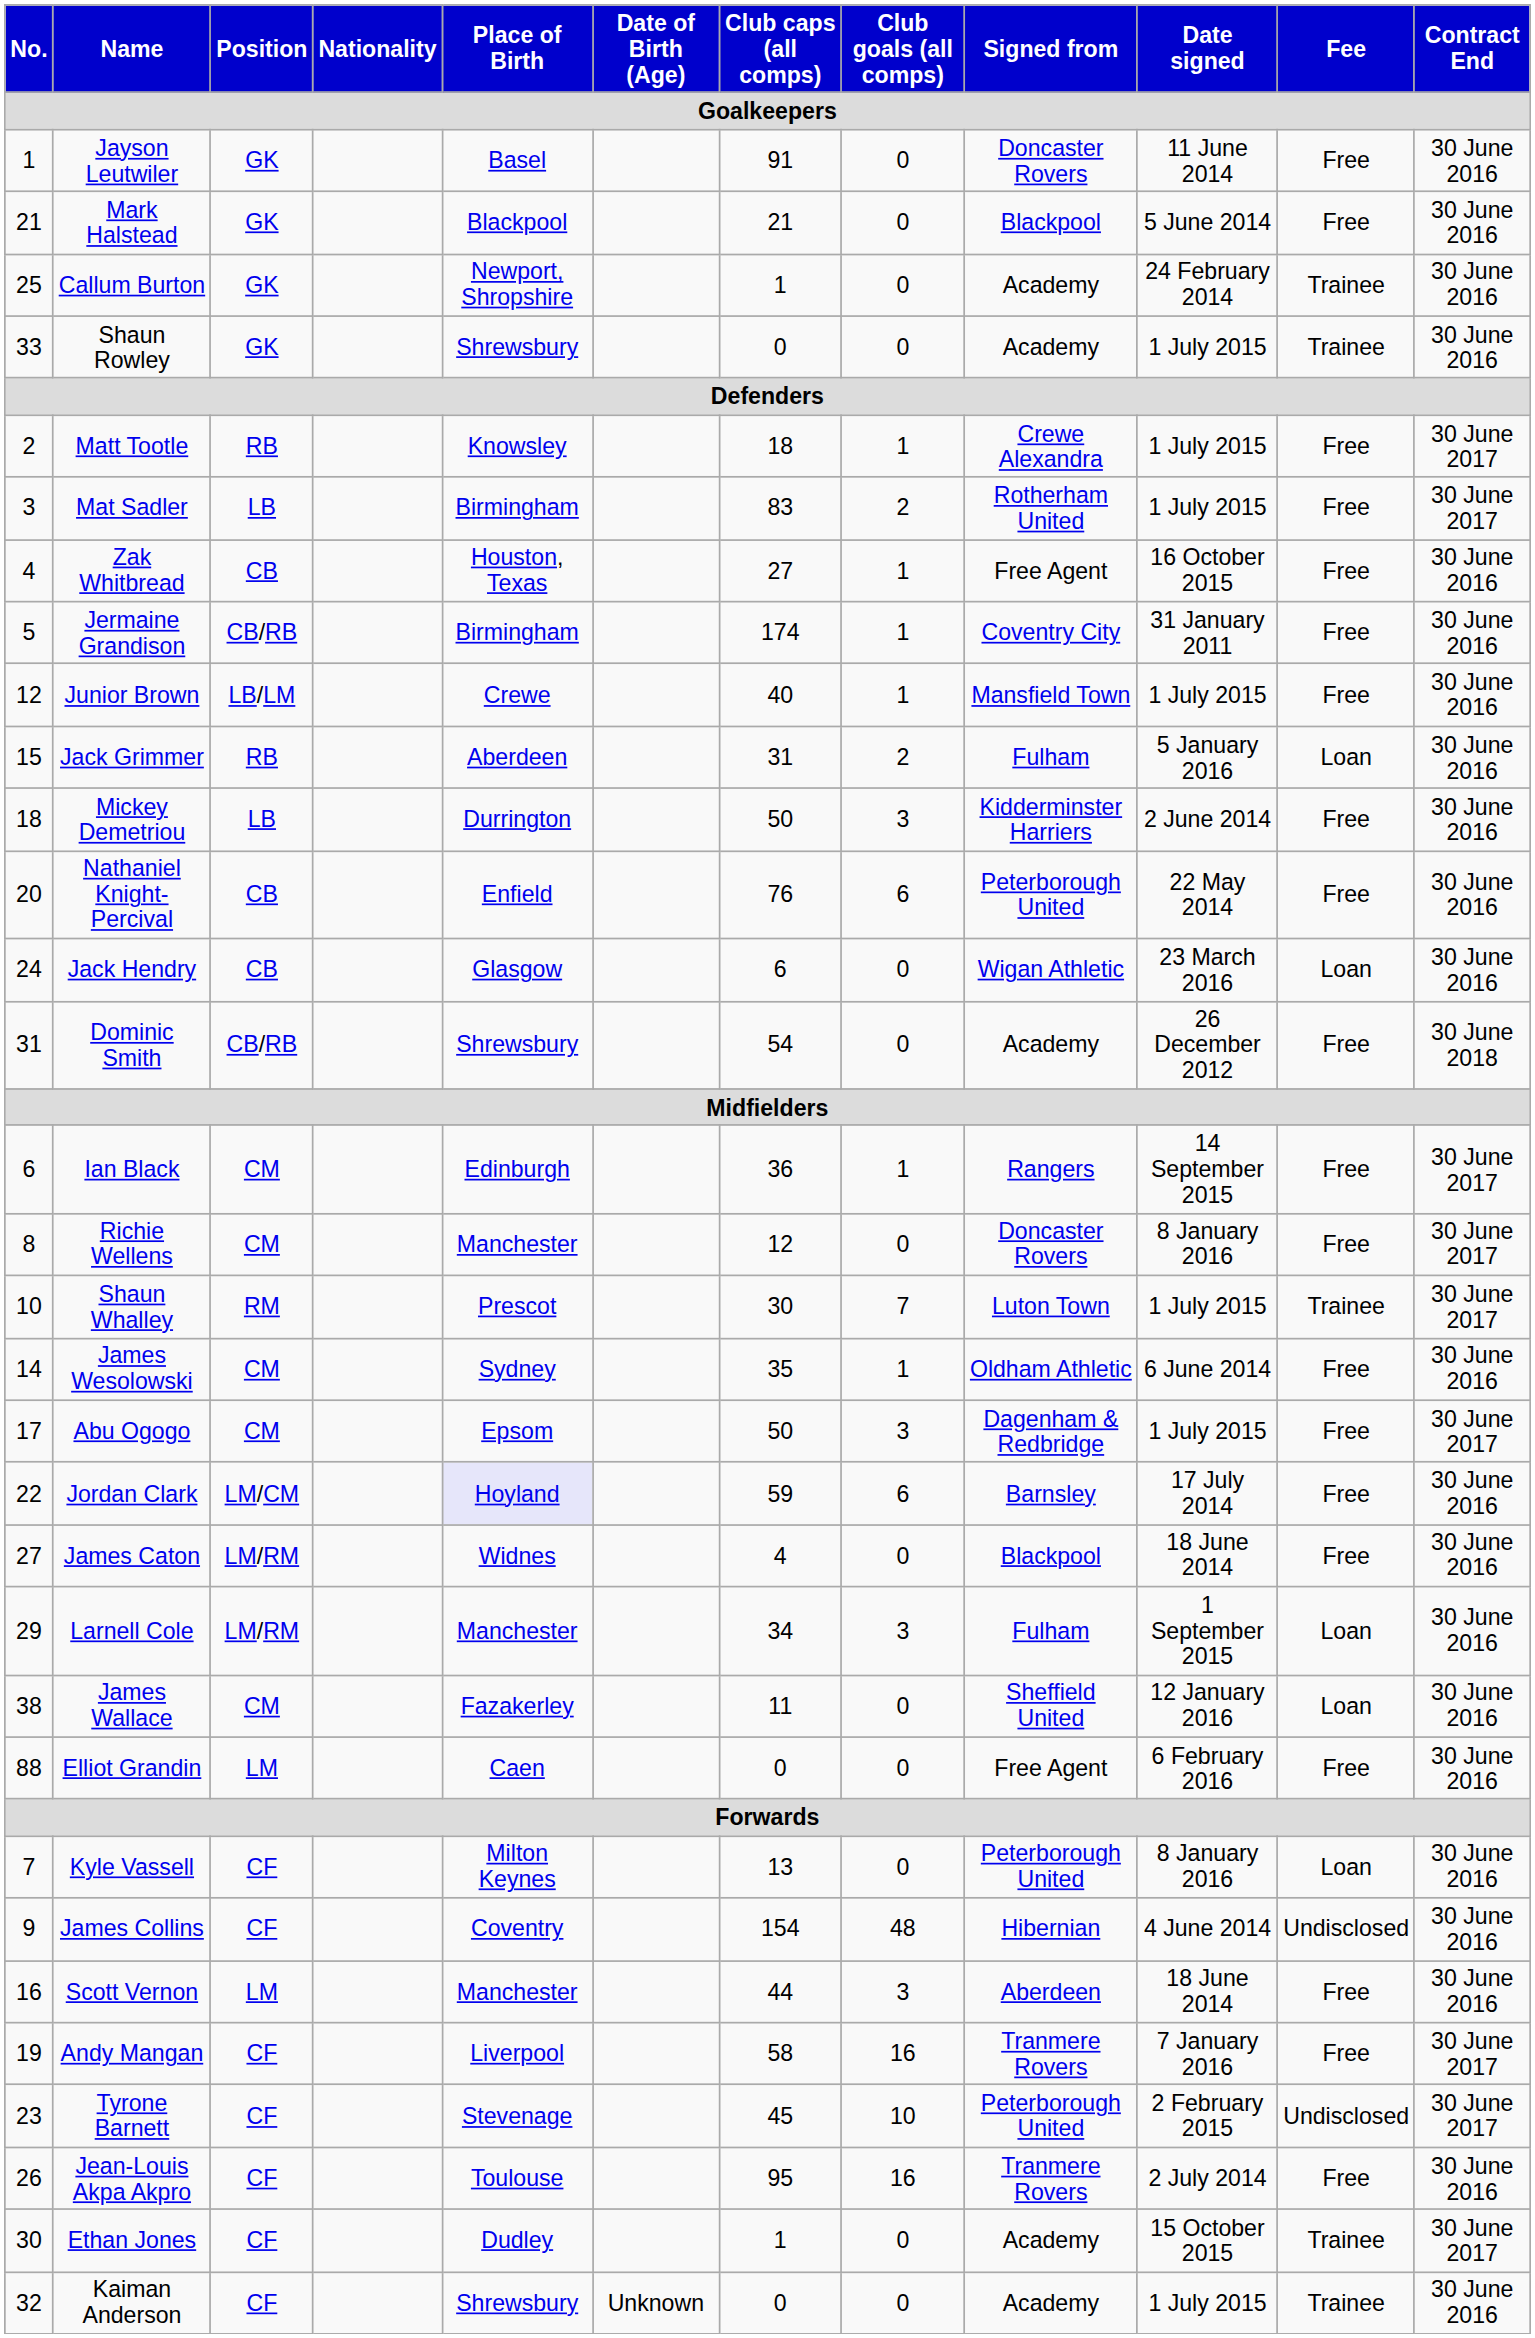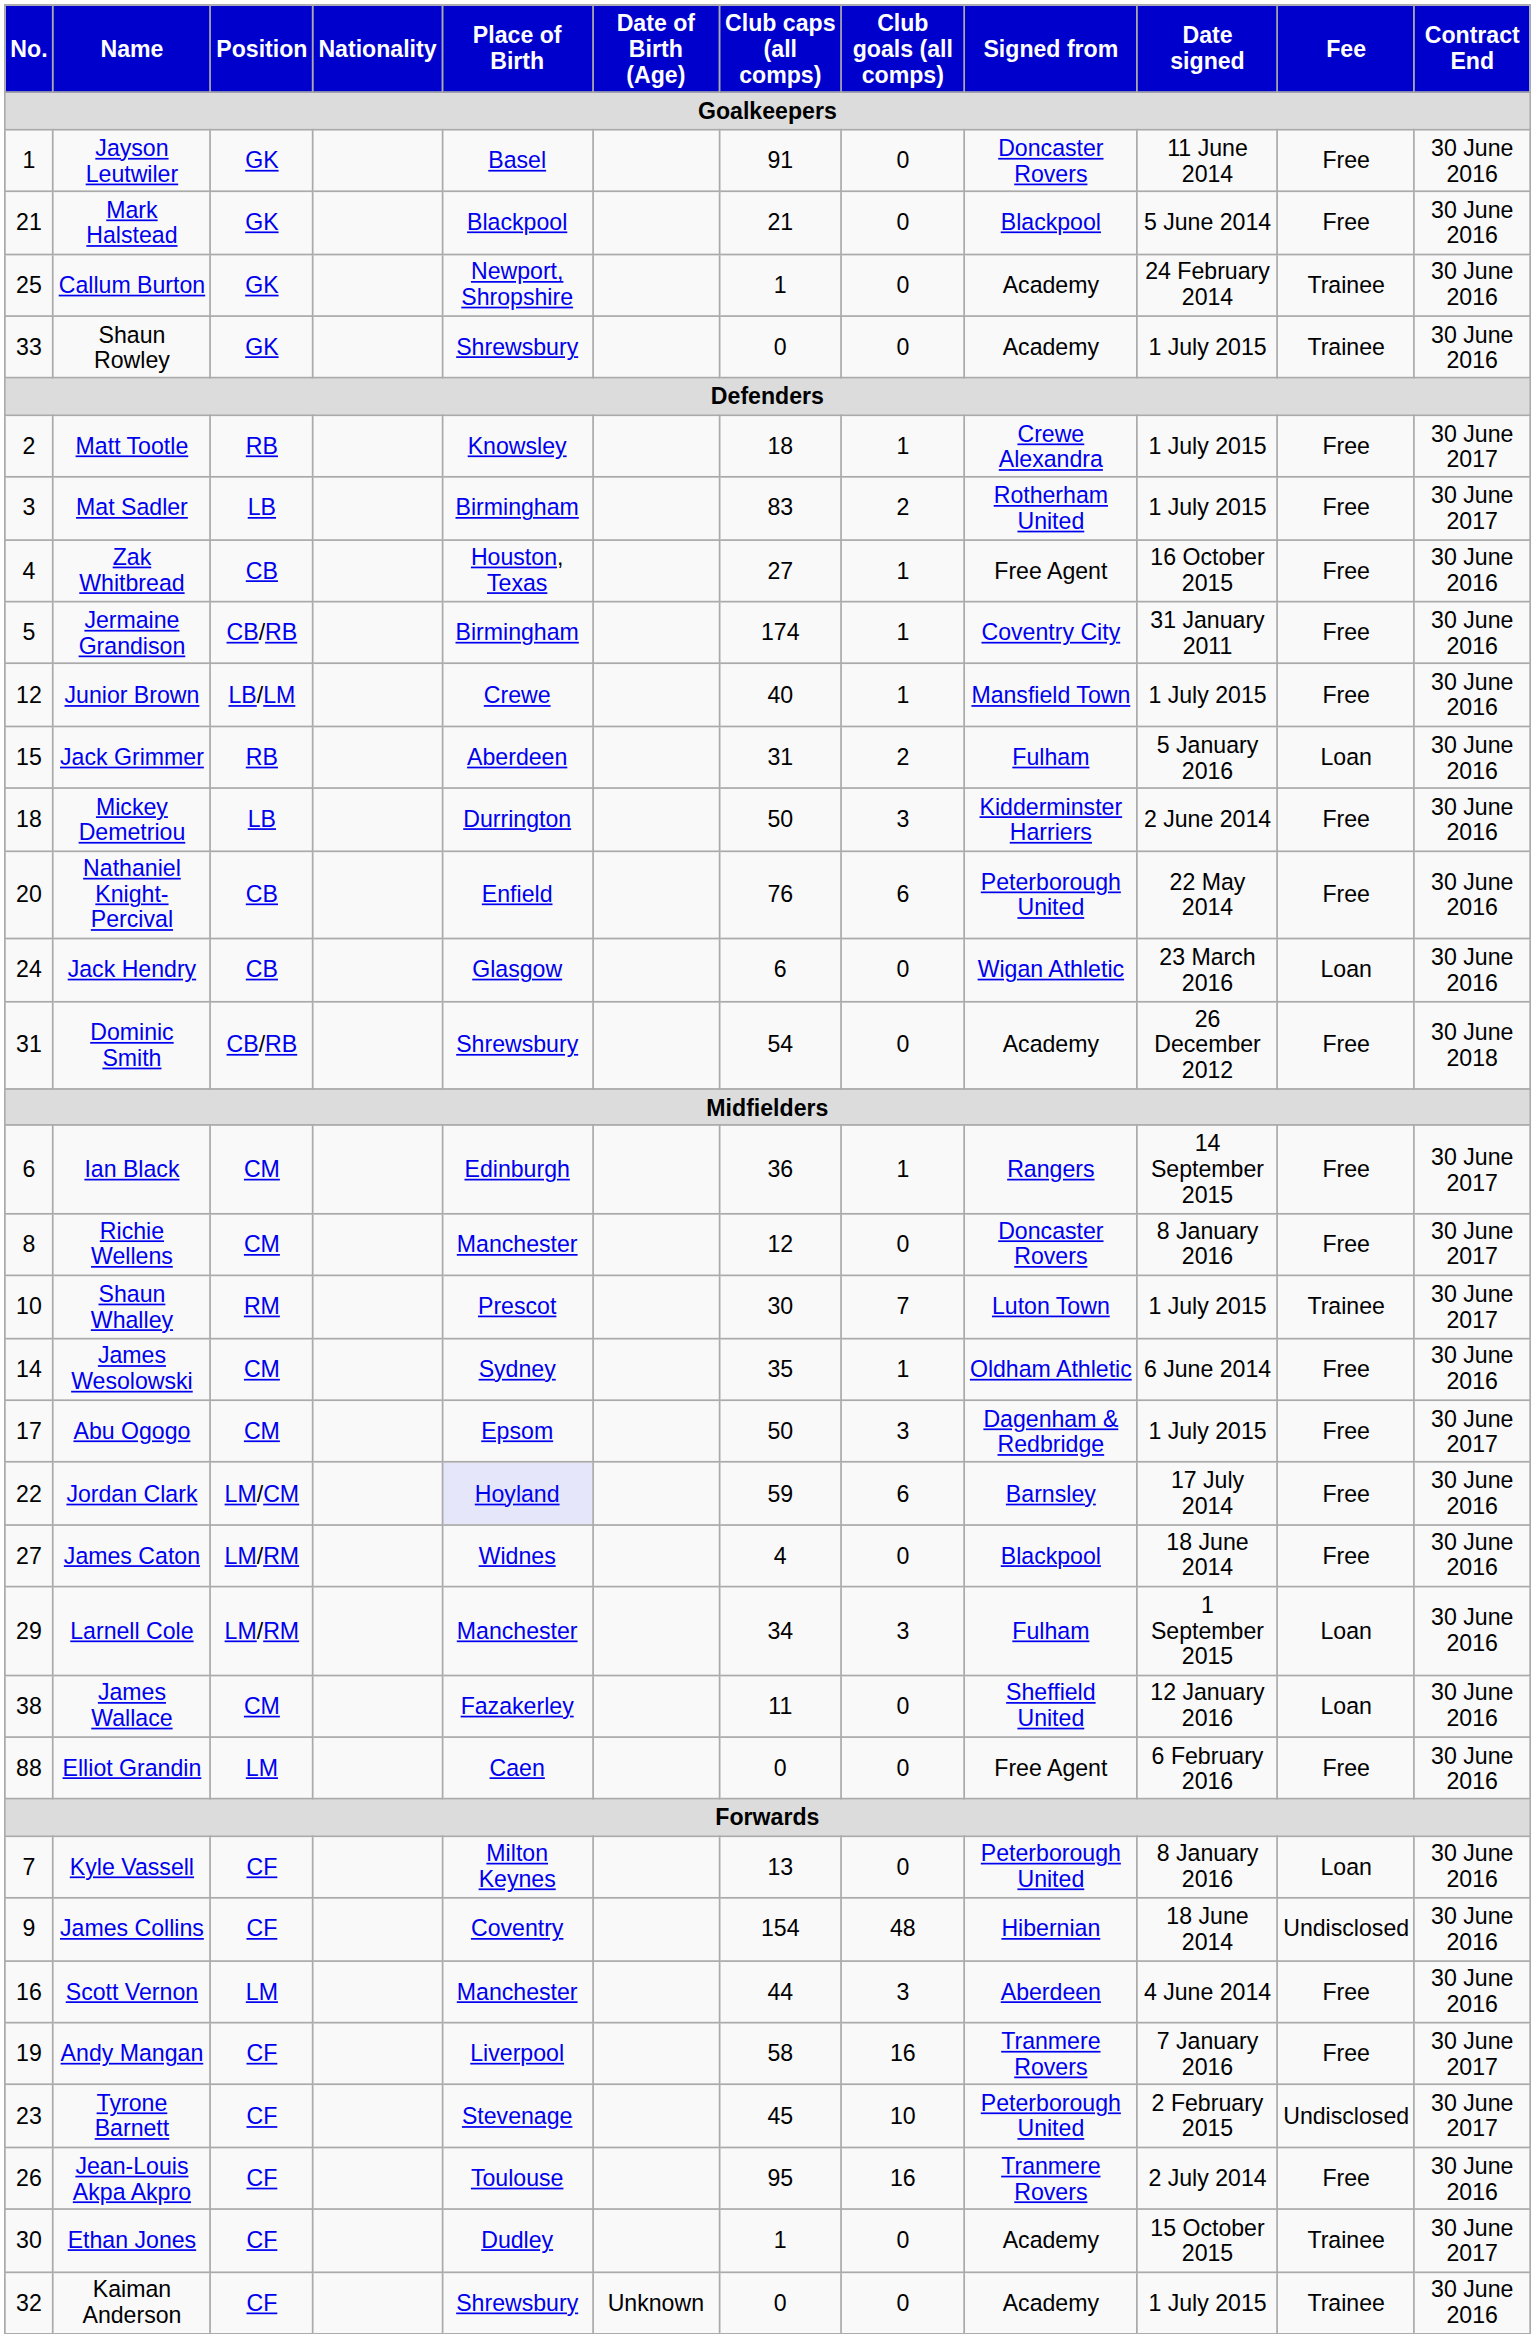(1207, 1929) 4 June 2014 -> (1208, 1929) 18 June 2014
(1208, 1991) 18 June 2014 -> (1207, 1991) 4 June 2014
